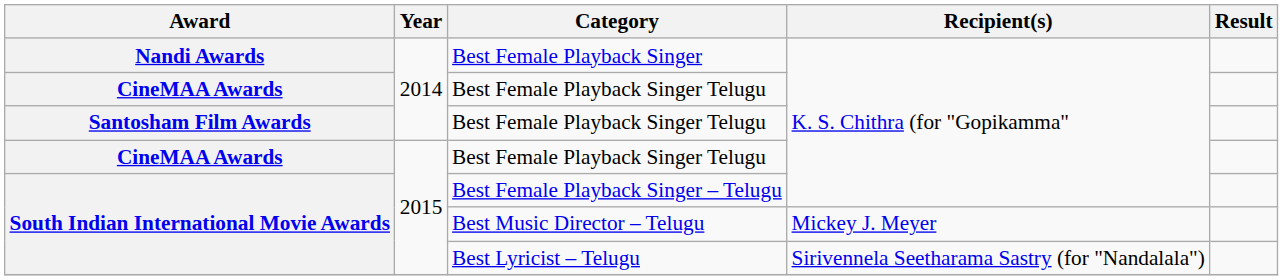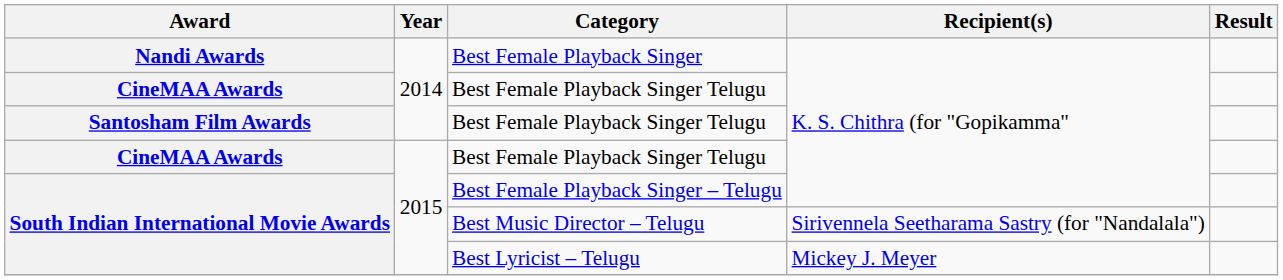(864, 223) Mickey J. Meyer -> (998, 223) Sirivennela Seetharama Sastry (for "Nandalala")
(998, 257) Sirivennela Seetharama Sastry (for "Nandalala") -> (864, 257) Mickey J. Meyer
